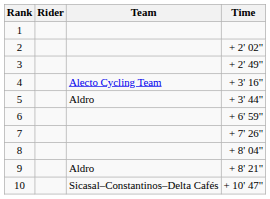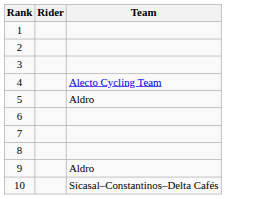- column: (243, 13)
